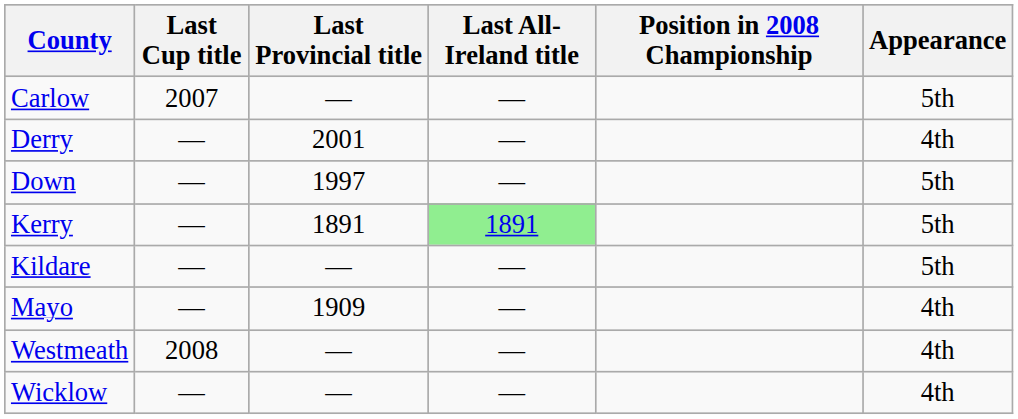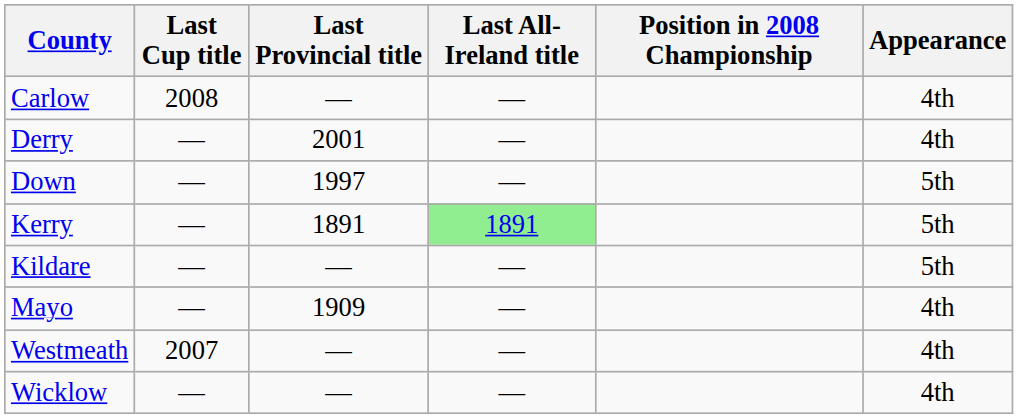(192, 97) 2007 -> (192, 97) 2008
(938, 97) 5th -> (938, 97) 4th
(192, 350) 2008 -> (192, 350) 2007
